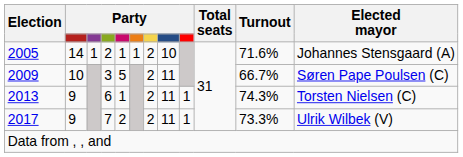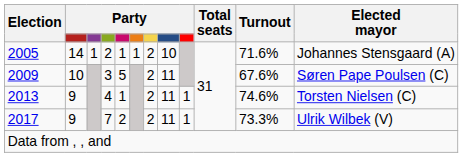(259, 75) 66.7% -> (259, 75) 67.6%
(108, 97) 6 -> (108, 97) 4
(259, 97) 74.3% -> (259, 97) 74.6%
